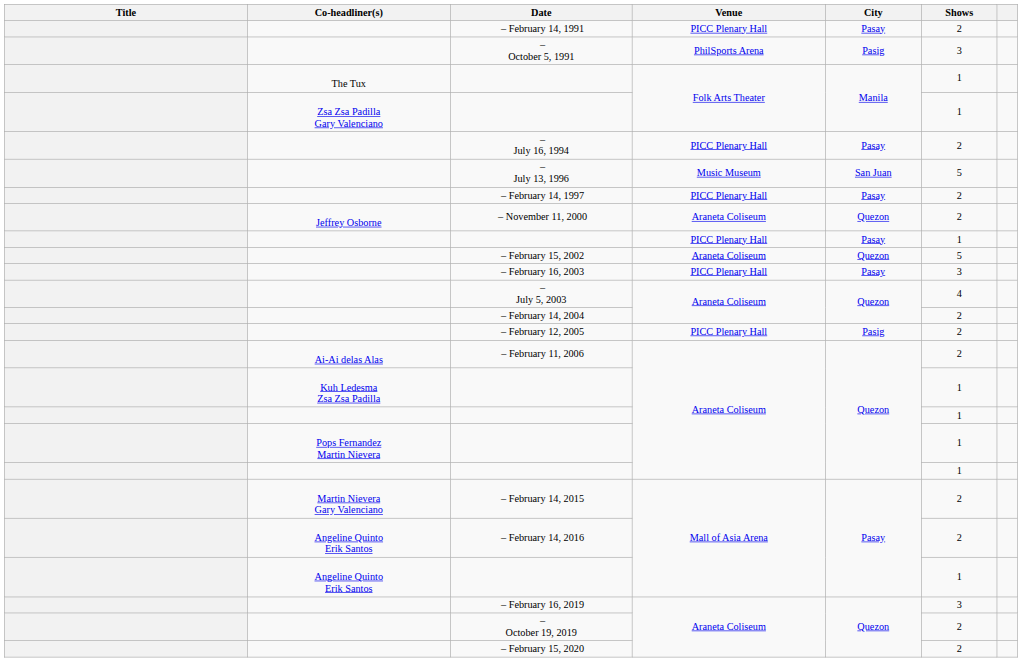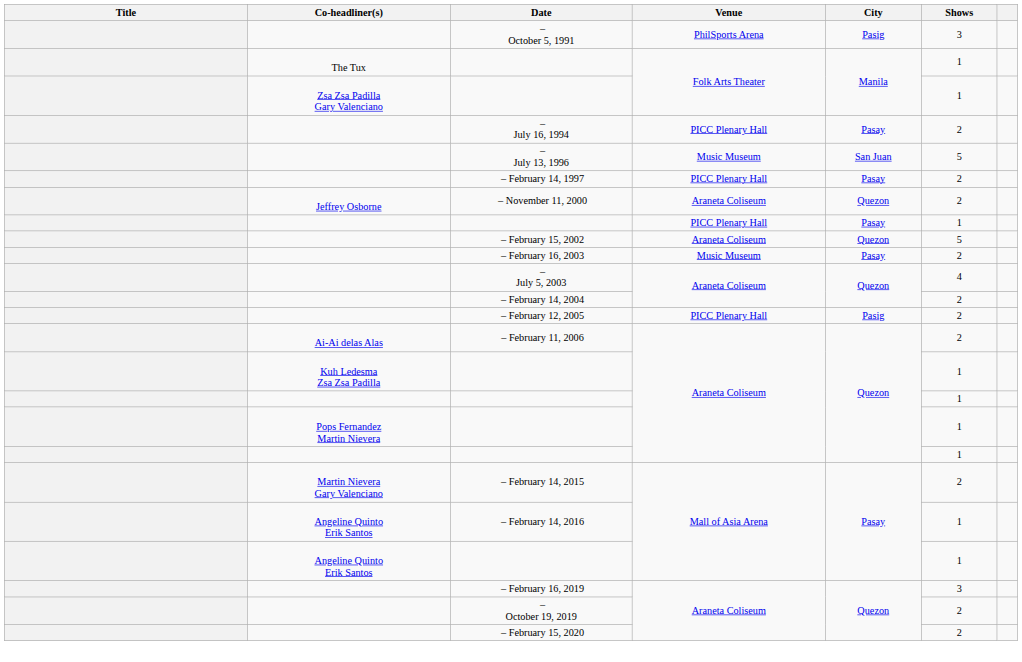- row: (349, 29)
(729, 271) PICC Plenary Hall -> (729, 255) Music Museum
(959, 271) 3 -> (959, 255) 2
(959, 537) 2 -> (959, 521) 1
